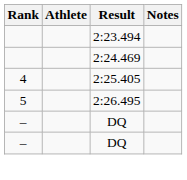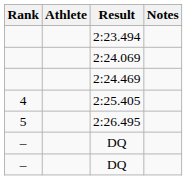+ row: (23, 58)
